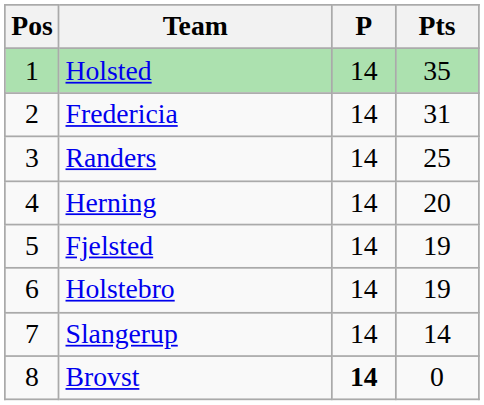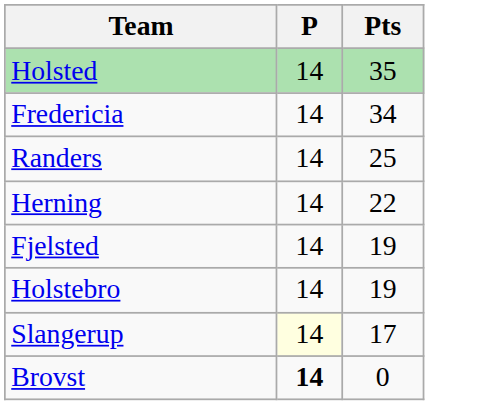- column: (32, 26)
(437, 114) 31 -> (383, 114) 34
(437, 202) 20 -> (383, 202) 22
(364, 333) no background -> (309, 333) lightyellow background
(437, 333) 14 -> (383, 333) 17
